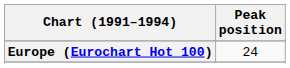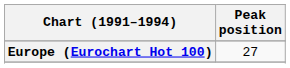(250, 52) 24 -> (250, 52) 27
